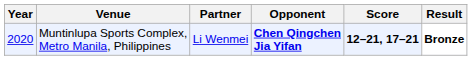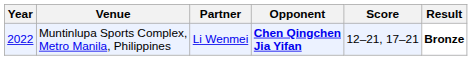(20, 39) 2020 -> (20, 39) 2022
(383, 39) bold -> (383, 39) normal
